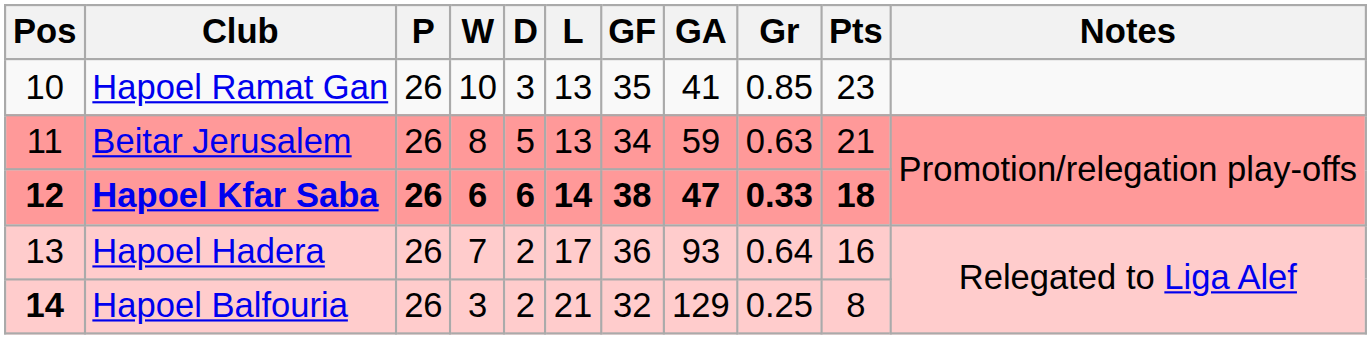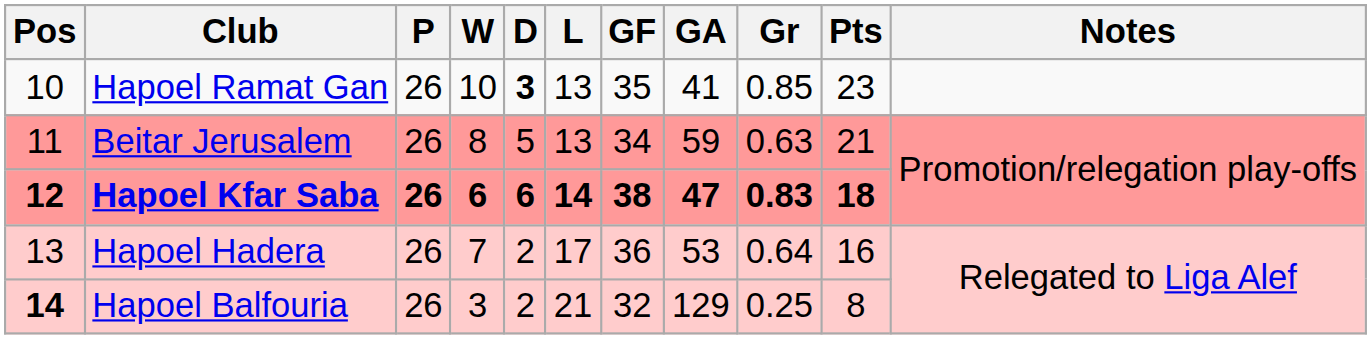(525, 86) normal -> (525, 86) bold
(779, 196) 0.33 -> (779, 196) 0.83
(701, 251) 93 -> (701, 251) 53
